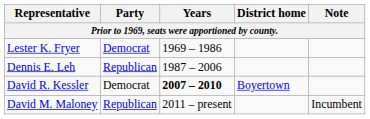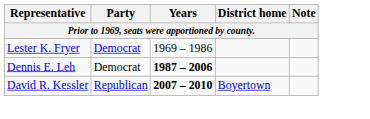(130, 67) Republican -> (117, 67) Democrat
(192, 67) normal -> (183, 67) bold
(126, 85) Democrat -> (121, 85) Republican
- row: (52, 104)
